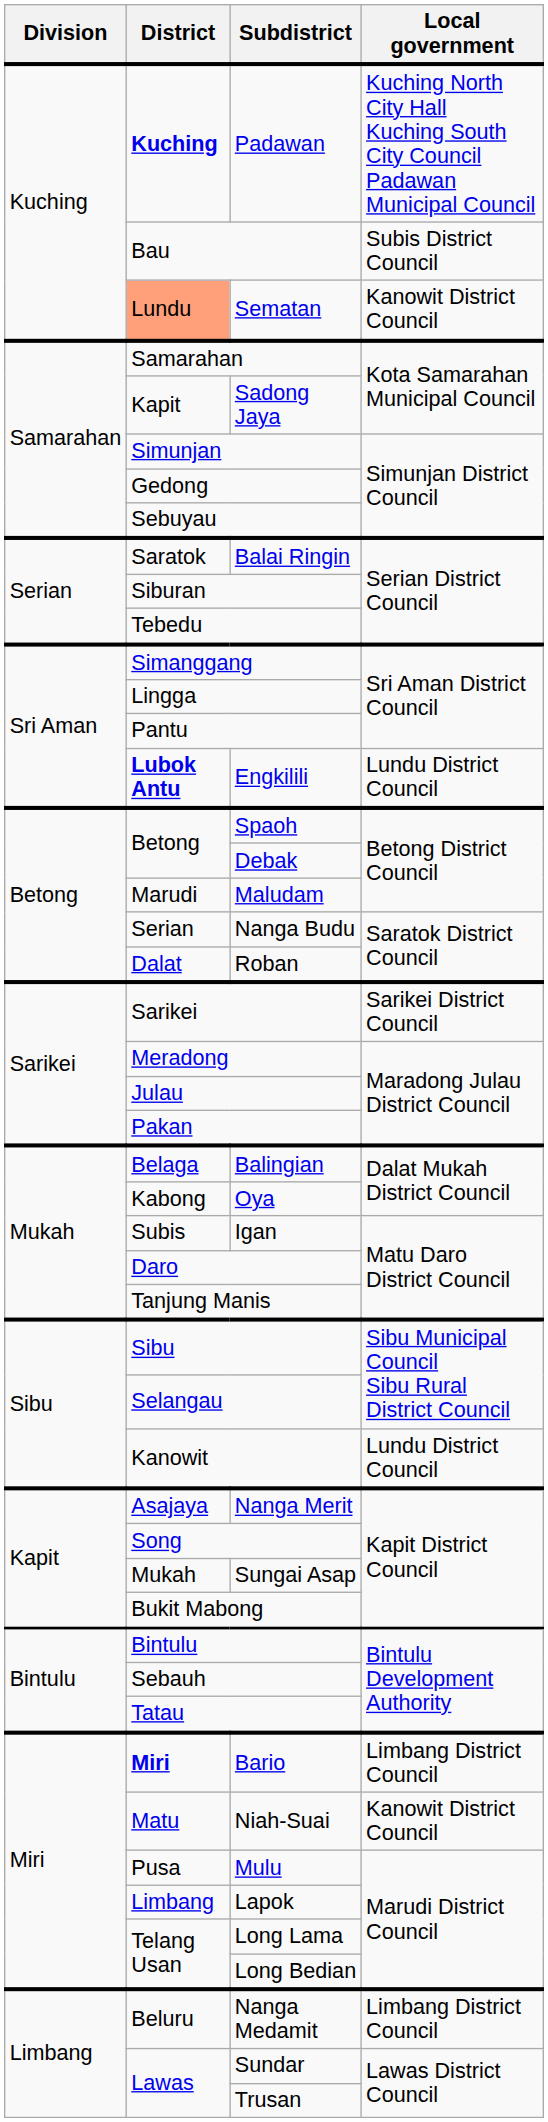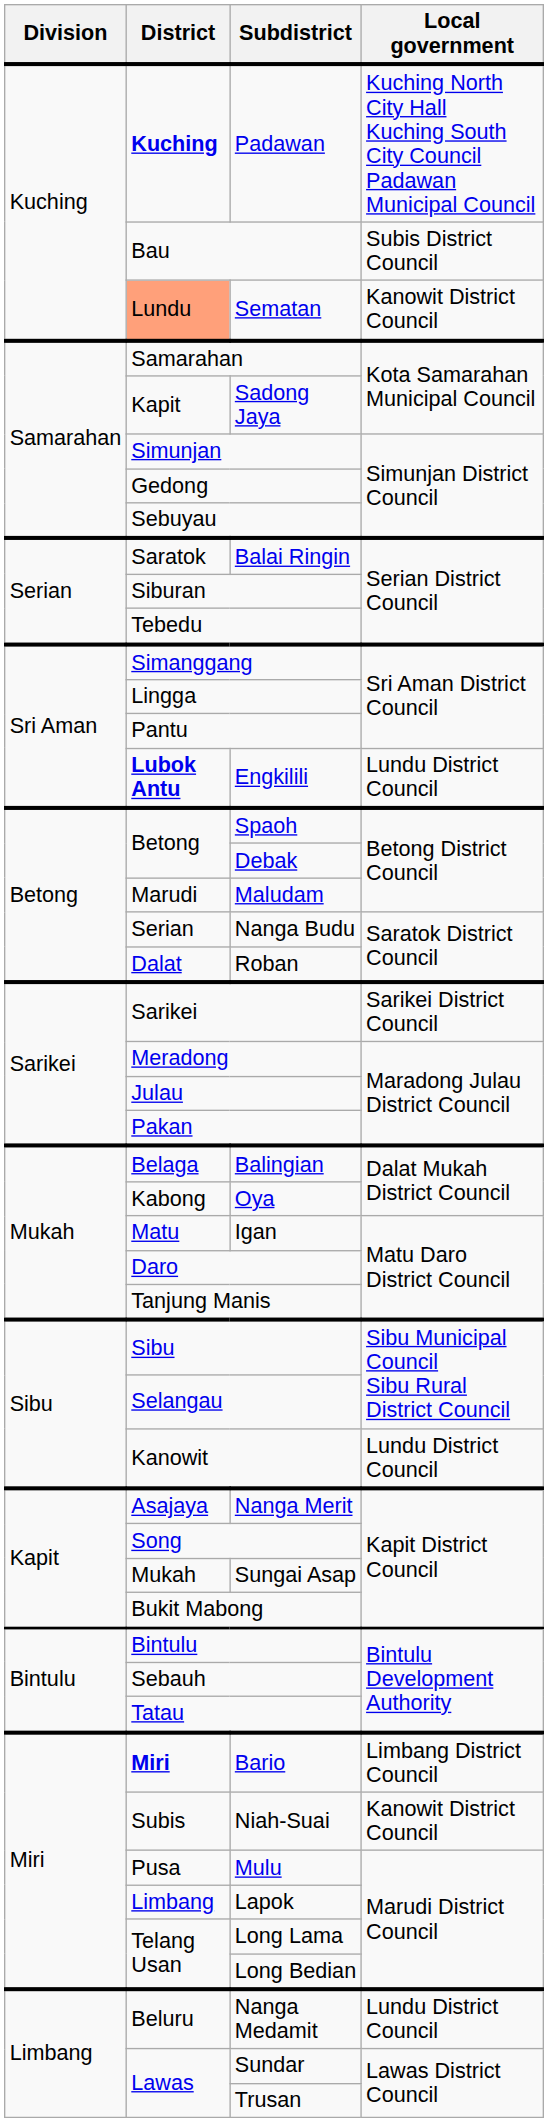(158, 1232) Subis -> (155, 1232) Matu
(155, 1821) Matu -> (158, 1821) Subis
(443, 2019) Limbang District Council -> (432, 2019) Lundu District Council
